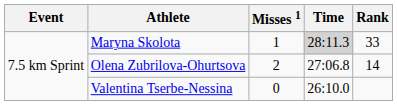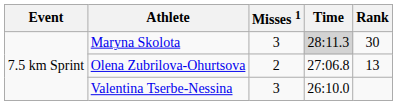(276, 43) 1 -> (276, 43) 3
(372, 43) 33 -> (372, 43) 30
(372, 66) 14 -> (372, 66) 13
(276, 89) 0 -> (276, 89) 3
